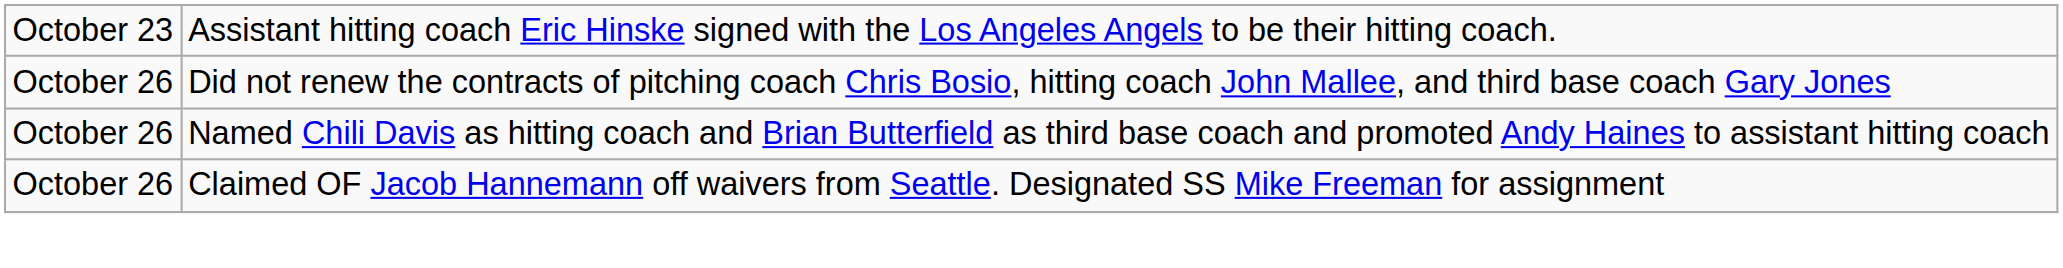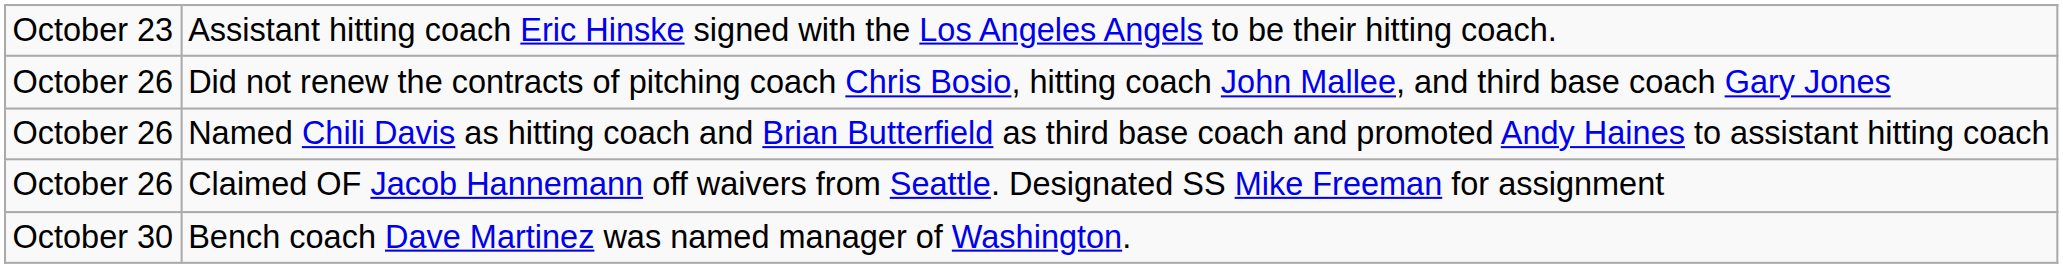+ row: (660, 236)
